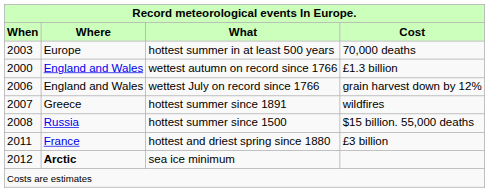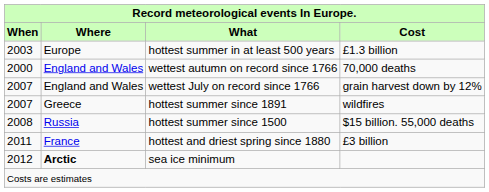(379, 50) 70,000 deaths -> (370, 50) £1.3 billion
(370, 68) £1.3 billion -> (379, 68) 70,000 deaths
(20, 86) 2006 -> (20, 86) 2007
